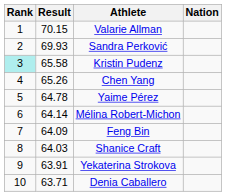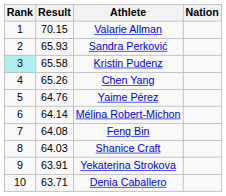(54, 47) 69.93 -> (54, 47) 65.93
(54, 98) 64.78 -> (54, 98) 64.76
(54, 132) 64.09 -> (54, 132) 64.08
